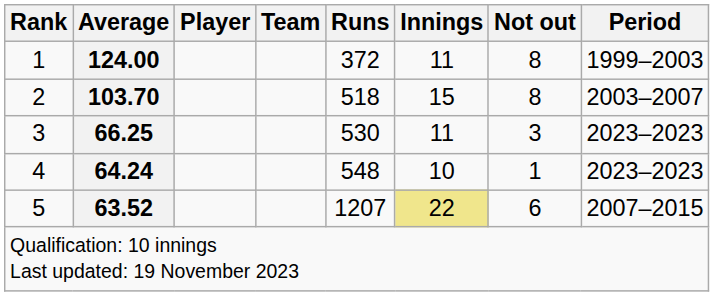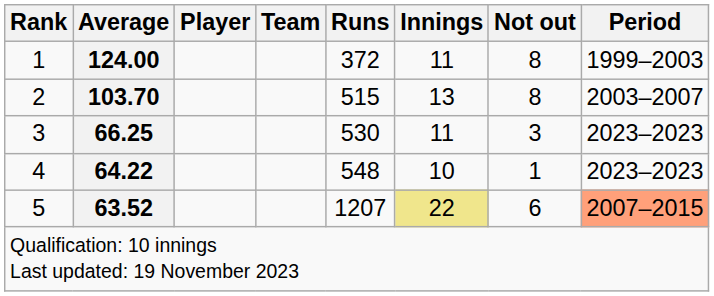(360, 97) 518 -> (360, 97) 515
(442, 97) 15 -> (442, 97) 13
(124, 171) 64.24 -> (124, 171) 64.22
(645, 208) no background -> (645, 208) lightsalmon background
